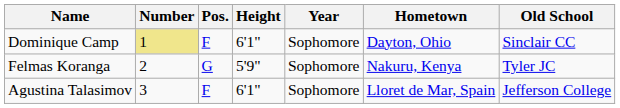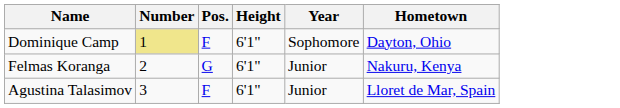- column: (557, 16)
(248, 66) 5'9" -> (248, 66) 6'1"
(324, 66) Sophomore -> (307, 66) Junior
(324, 90) Sophomore -> (307, 90) Junior
